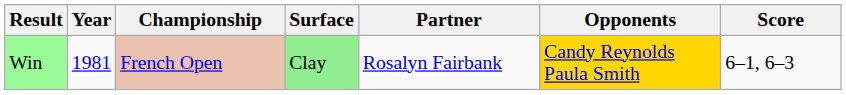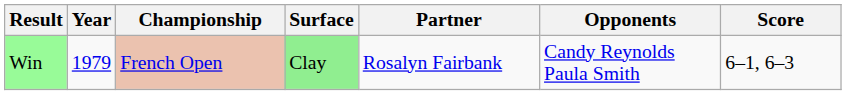(91, 62) 1981 -> (91, 62) 1979
(609, 62) gold background -> (609, 62) no background
